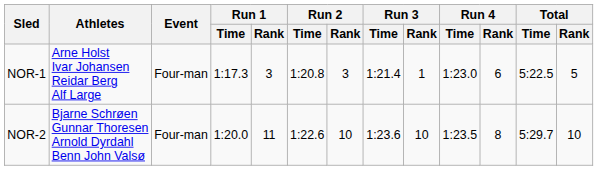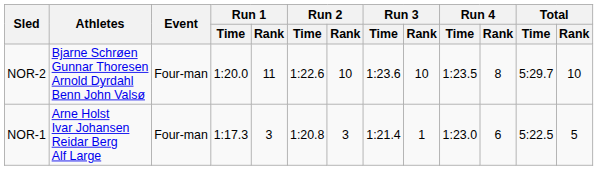rows swapped: (27, 74) <-> (27, 135)
